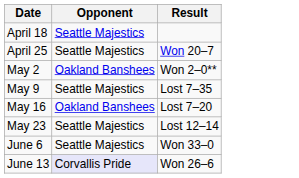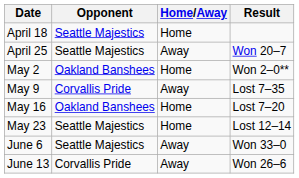+ column: (194, 13)
(99, 88) Seattle Majestics -> (93, 88) Corvallis Pride
(93, 164) lavender background -> (93, 164) no background
